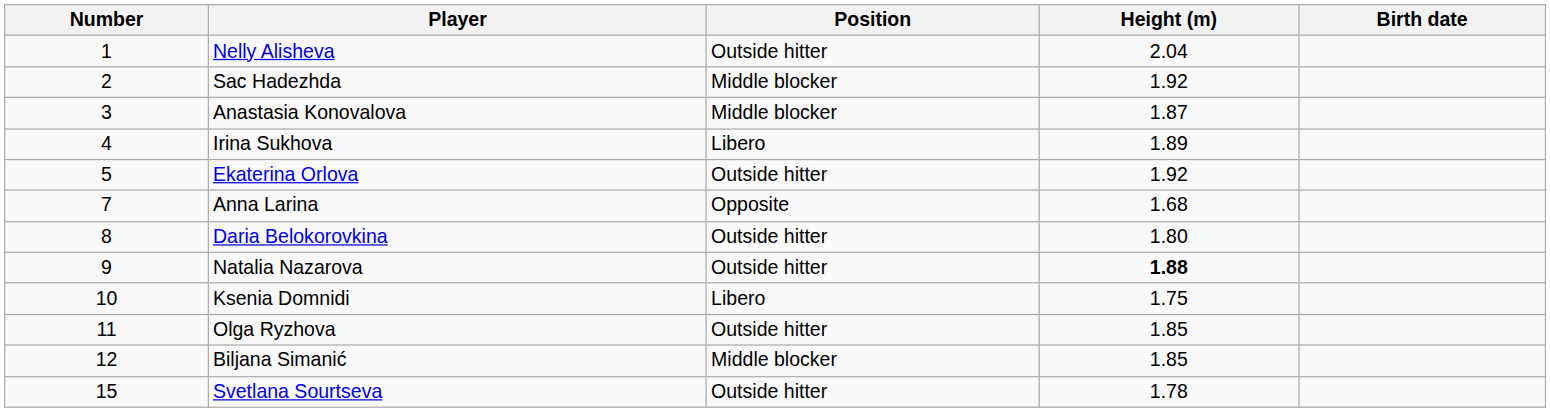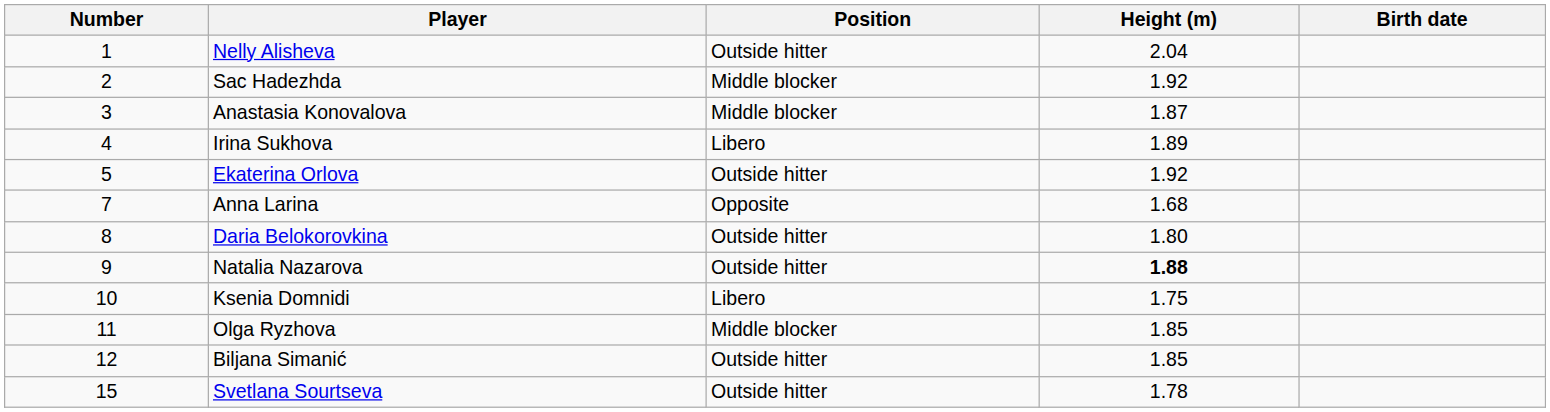(769, 329) Outside hitter -> (774, 329) Middle blocker
(774, 360) Middle blocker -> (769, 360) Outside hitter
